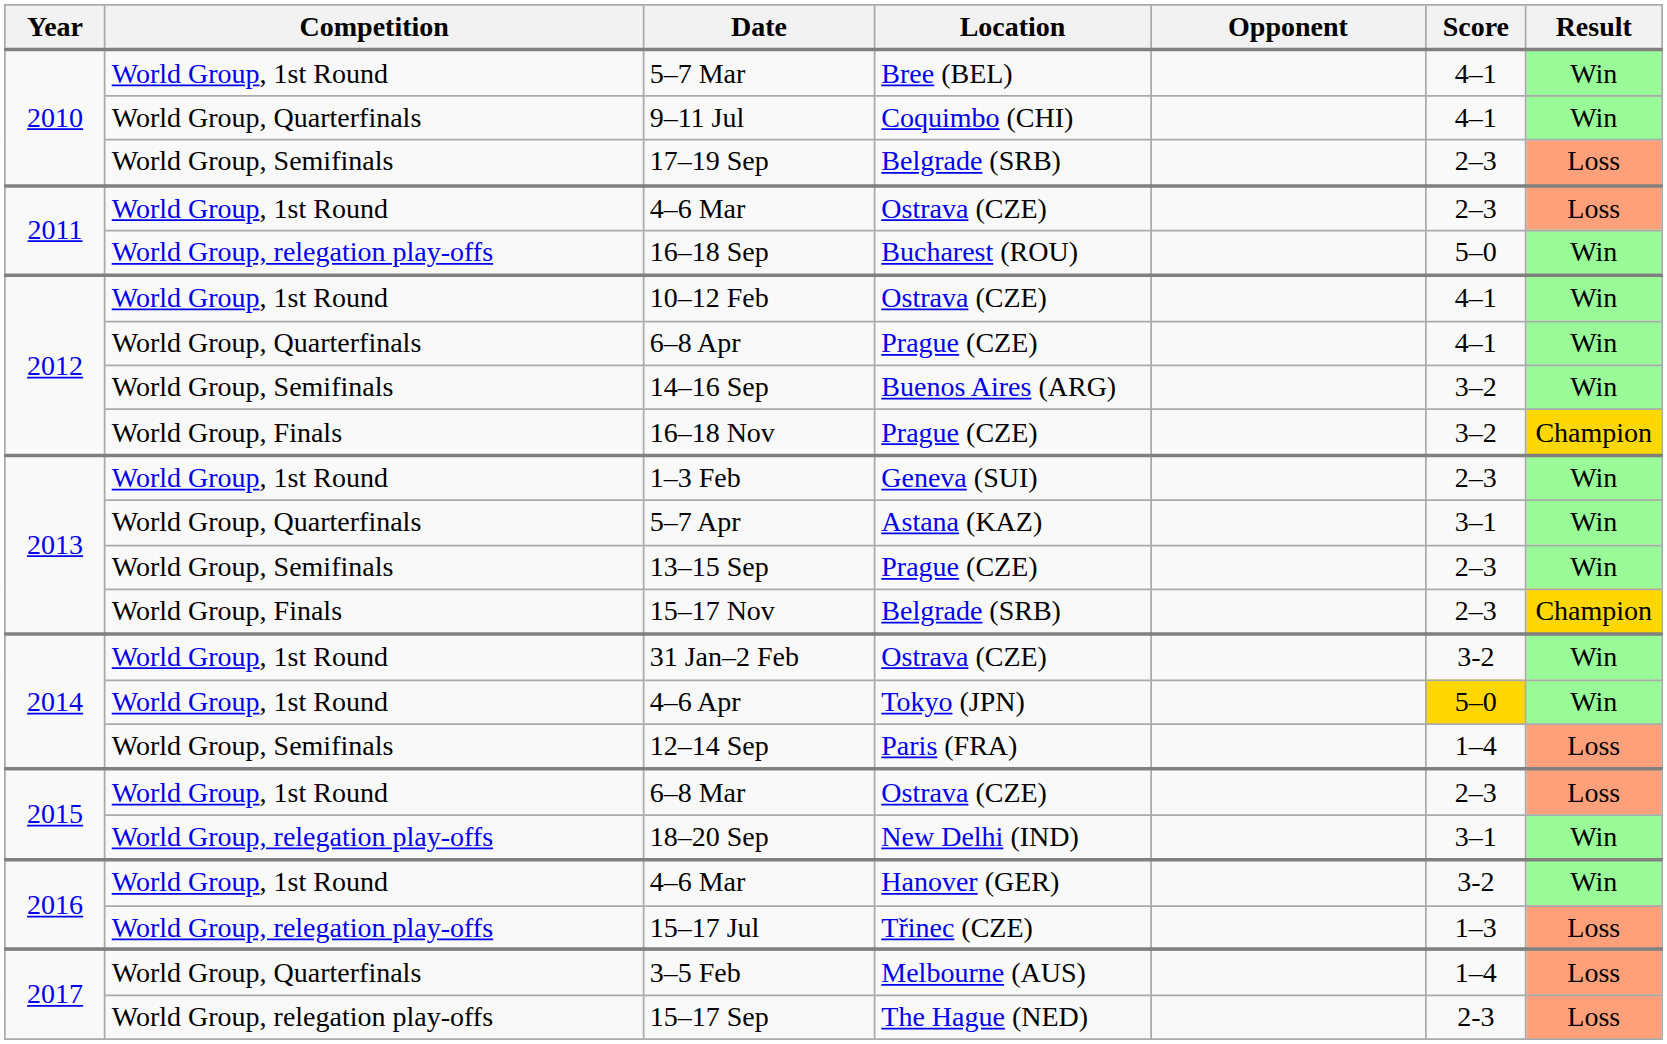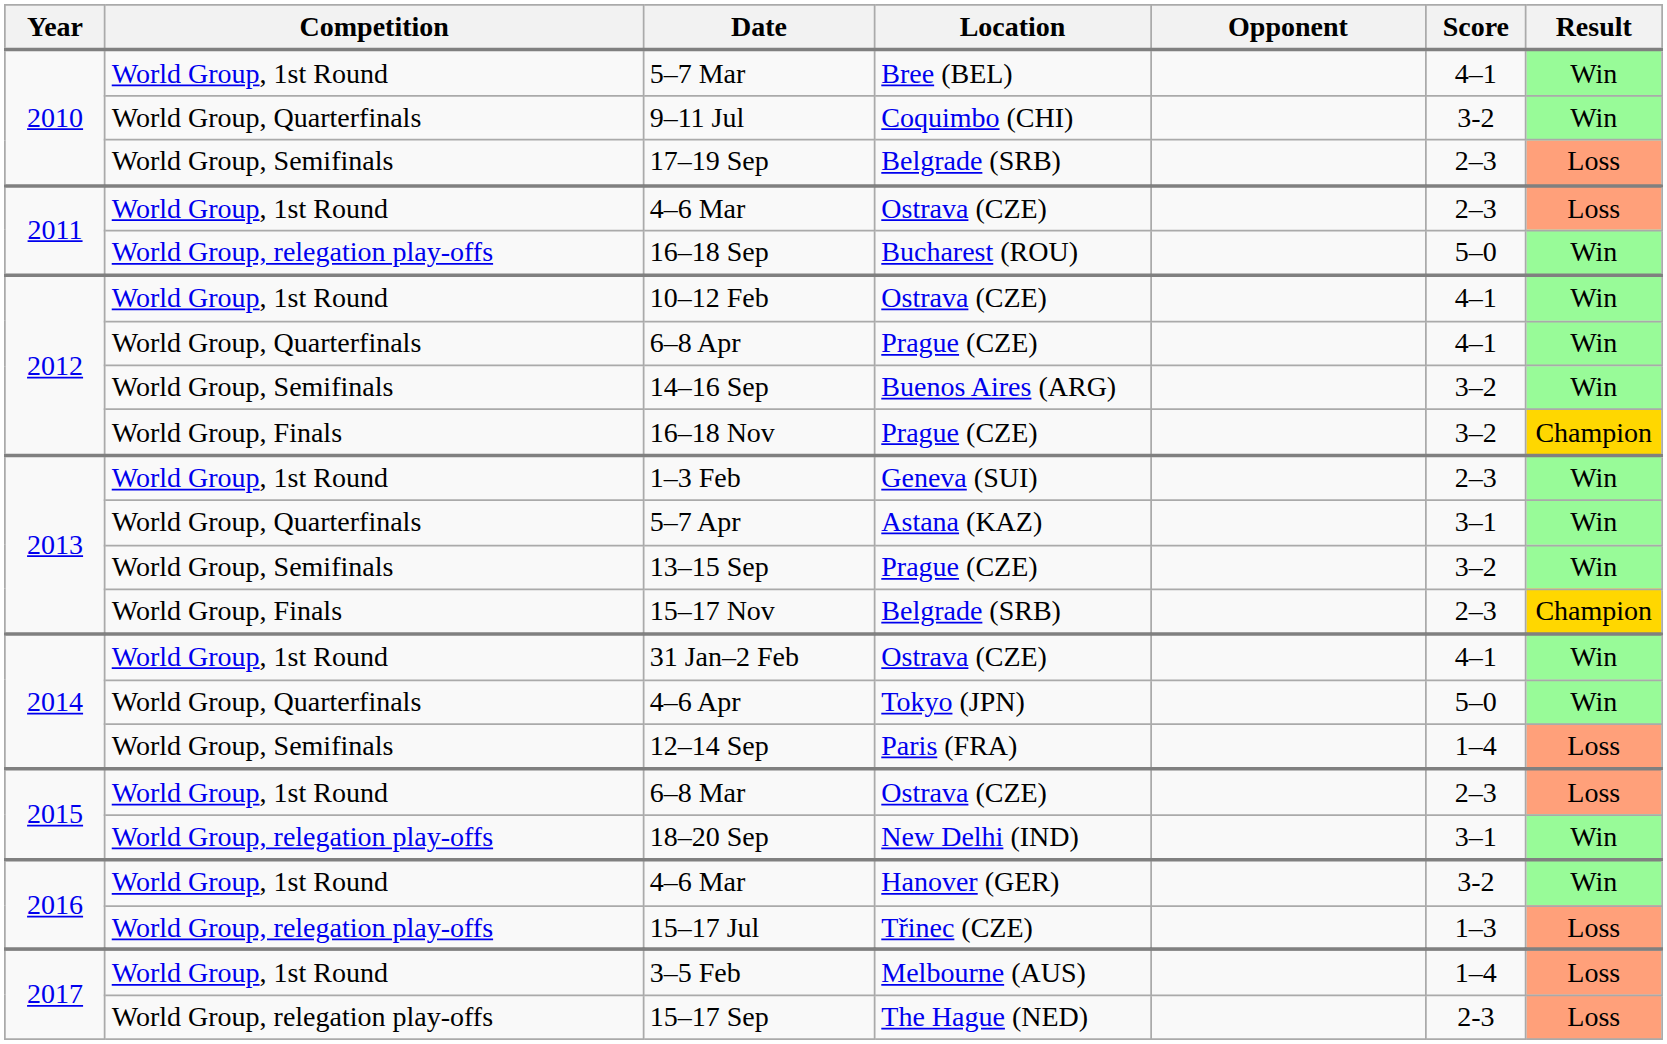(1476, 117) 4–1 -> (1476, 117) 3-2
(1476, 566) 2–3 -> (1476, 566) 3–2
(1476, 657) 3-2 -> (1476, 657) 4–1
(250, 701) World Group, 1st Round -> (267, 701) World Group, Quarterfinals
(1476, 701) gold background -> (1476, 701) no background
(267, 972) World Group, Quarterfinals -> (250, 972) World Group, 1st Round
